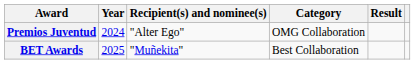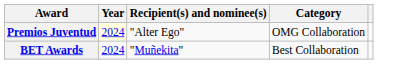- column: (386, 13)
(113, 31) no background -> (113, 31) lightyellow background
(113, 50) 2025 -> (113, 50) 2024
